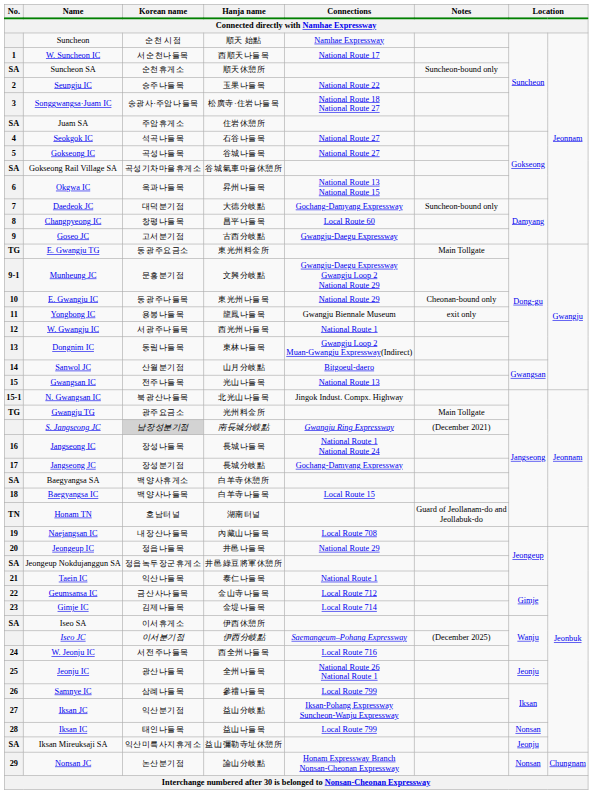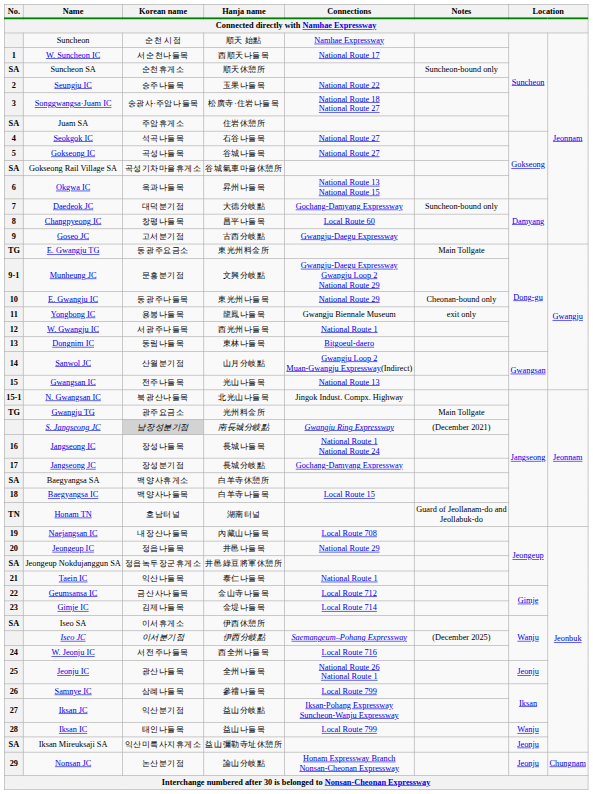(349, 348) Gwangju Loop 2 Muan-Gwangju Expressway(Indirect) -> (349, 343) Bitgoeul-daero
(349, 367) Bitgoeul-daero -> (349, 363) Gwangju Loop 2 Muan-Gwangju Expressway(Indirect)
(528, 729) Nonsan -> (528, 729) Wanju
(528, 763) Nonsan -> (528, 763) Jeonju
